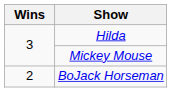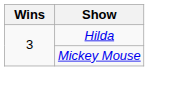- row: (111, 76)
